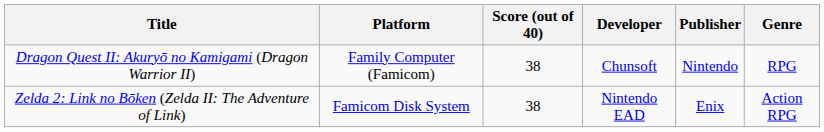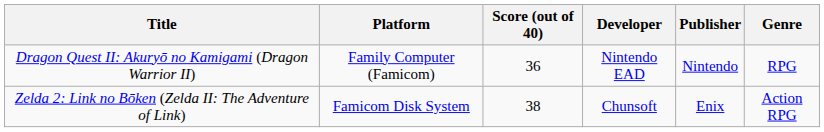(533, 65) 38 -> (533, 65) 36
(629, 65) Chunsoft -> (629, 65) Nintendo EAD
(629, 106) Nintendo EAD -> (629, 106) Chunsoft
